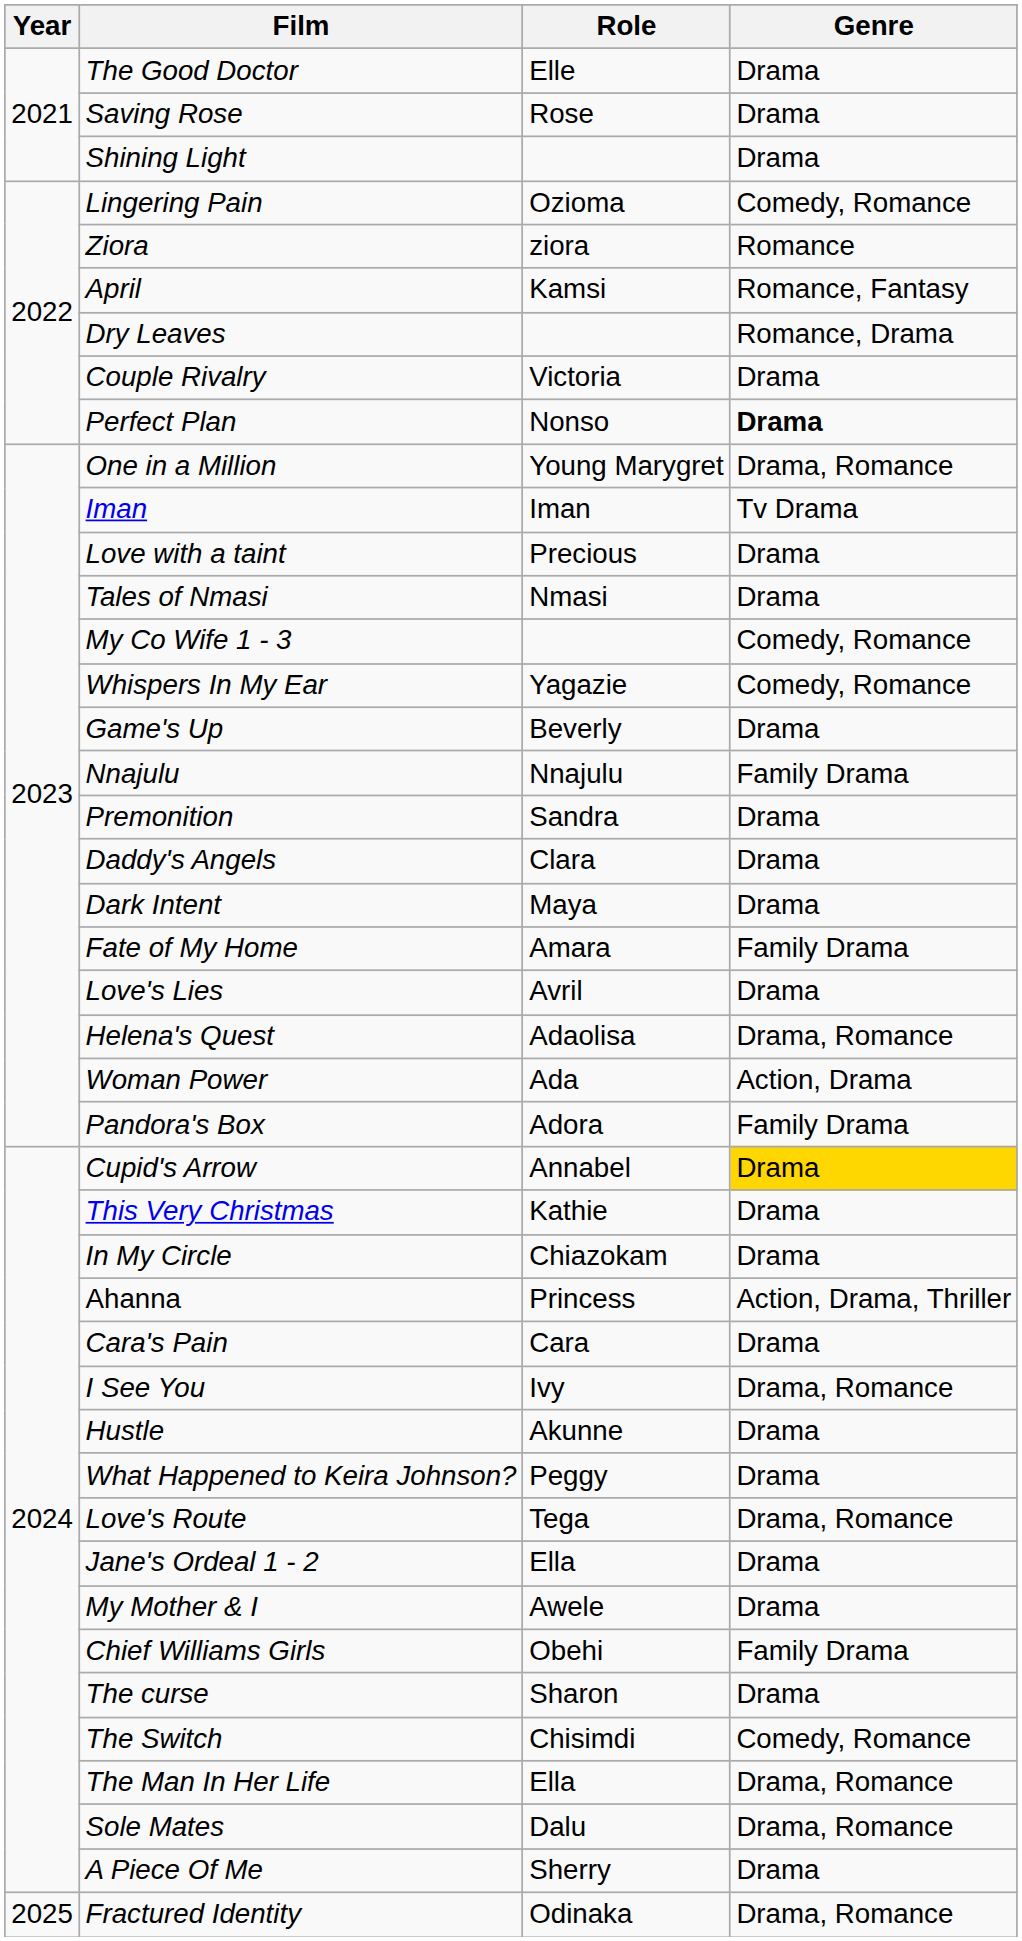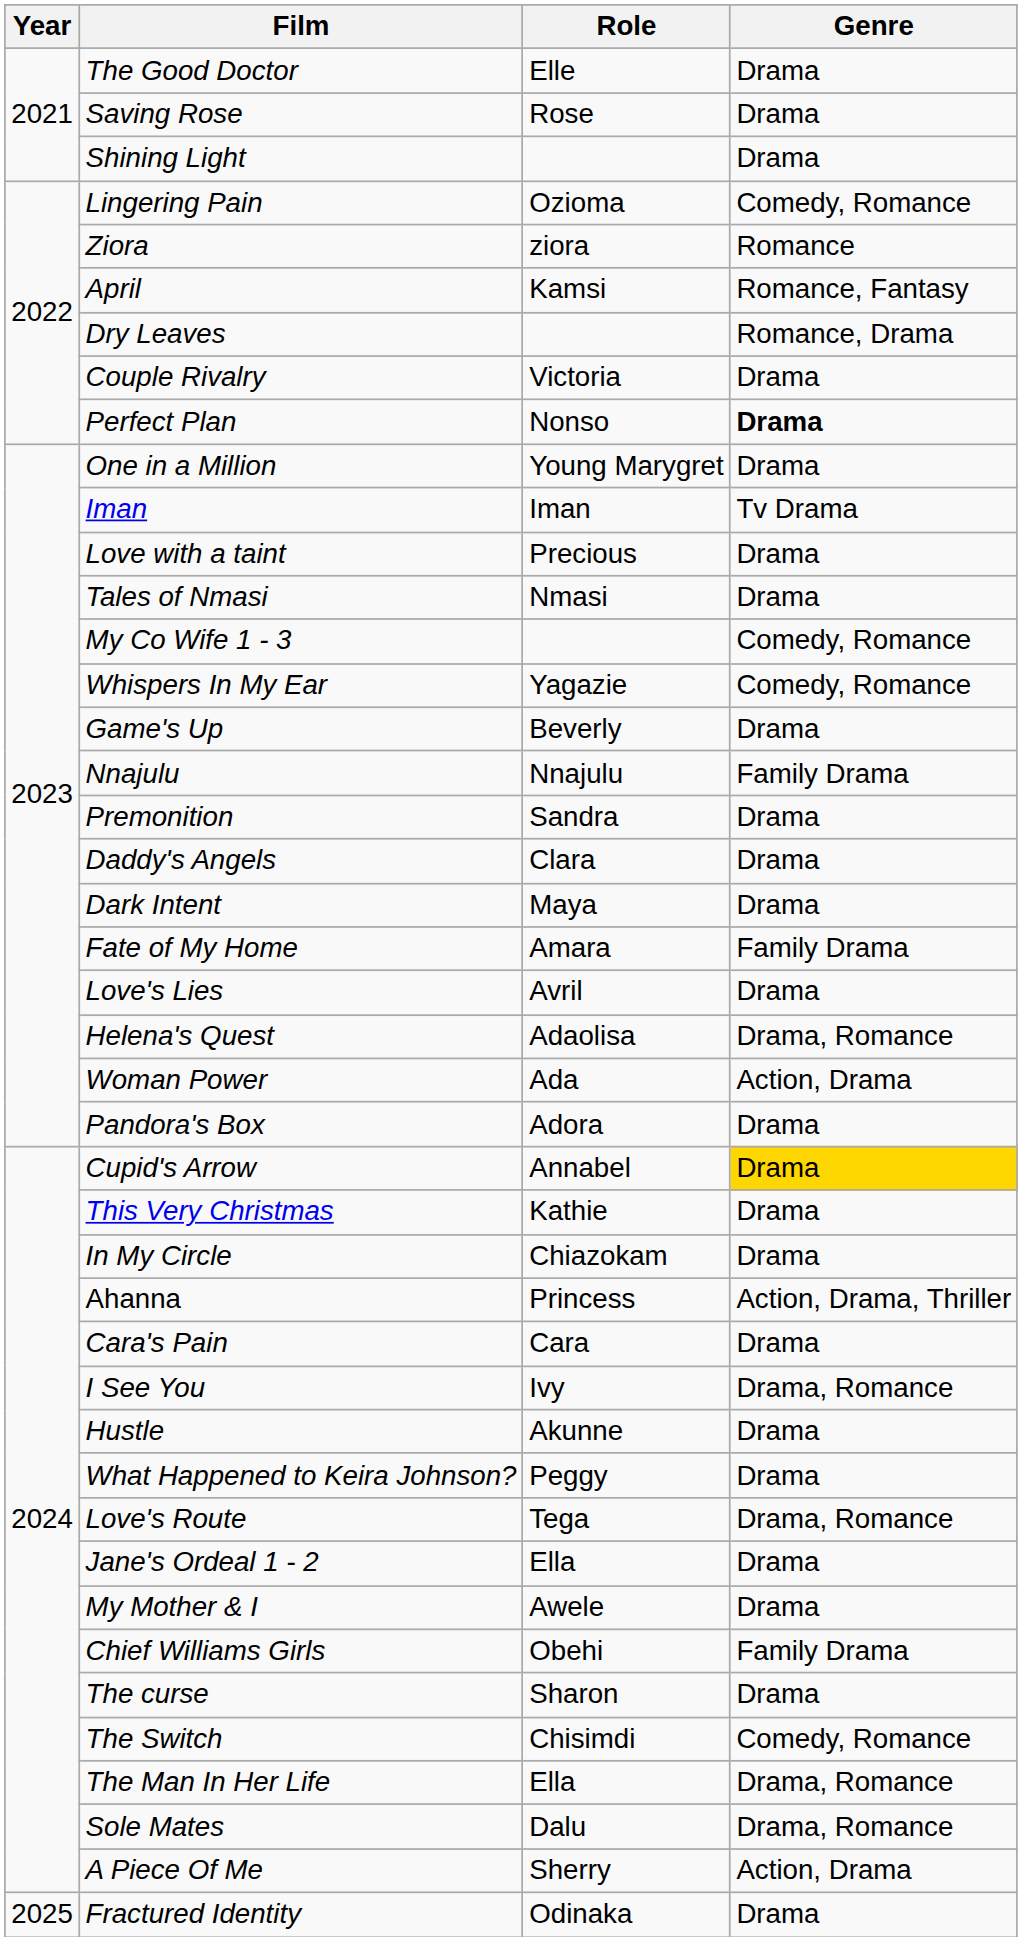(845, 465) Drama, Romance -> (778, 465) Drama
(823, 1123) Family Drama -> (778, 1123) Drama
(778, 1870) Drama -> (824, 1870) Action, Drama
(845, 1914) Drama, Romance -> (778, 1914) Drama
